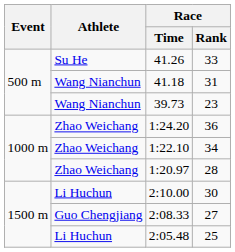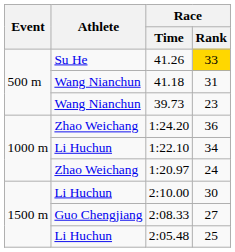(211, 60) no background -> (211, 60) gold background
(96, 148) Zhao Weichang -> (83, 148) Li Huchun
(211, 170) 28 -> (211, 170) 24
